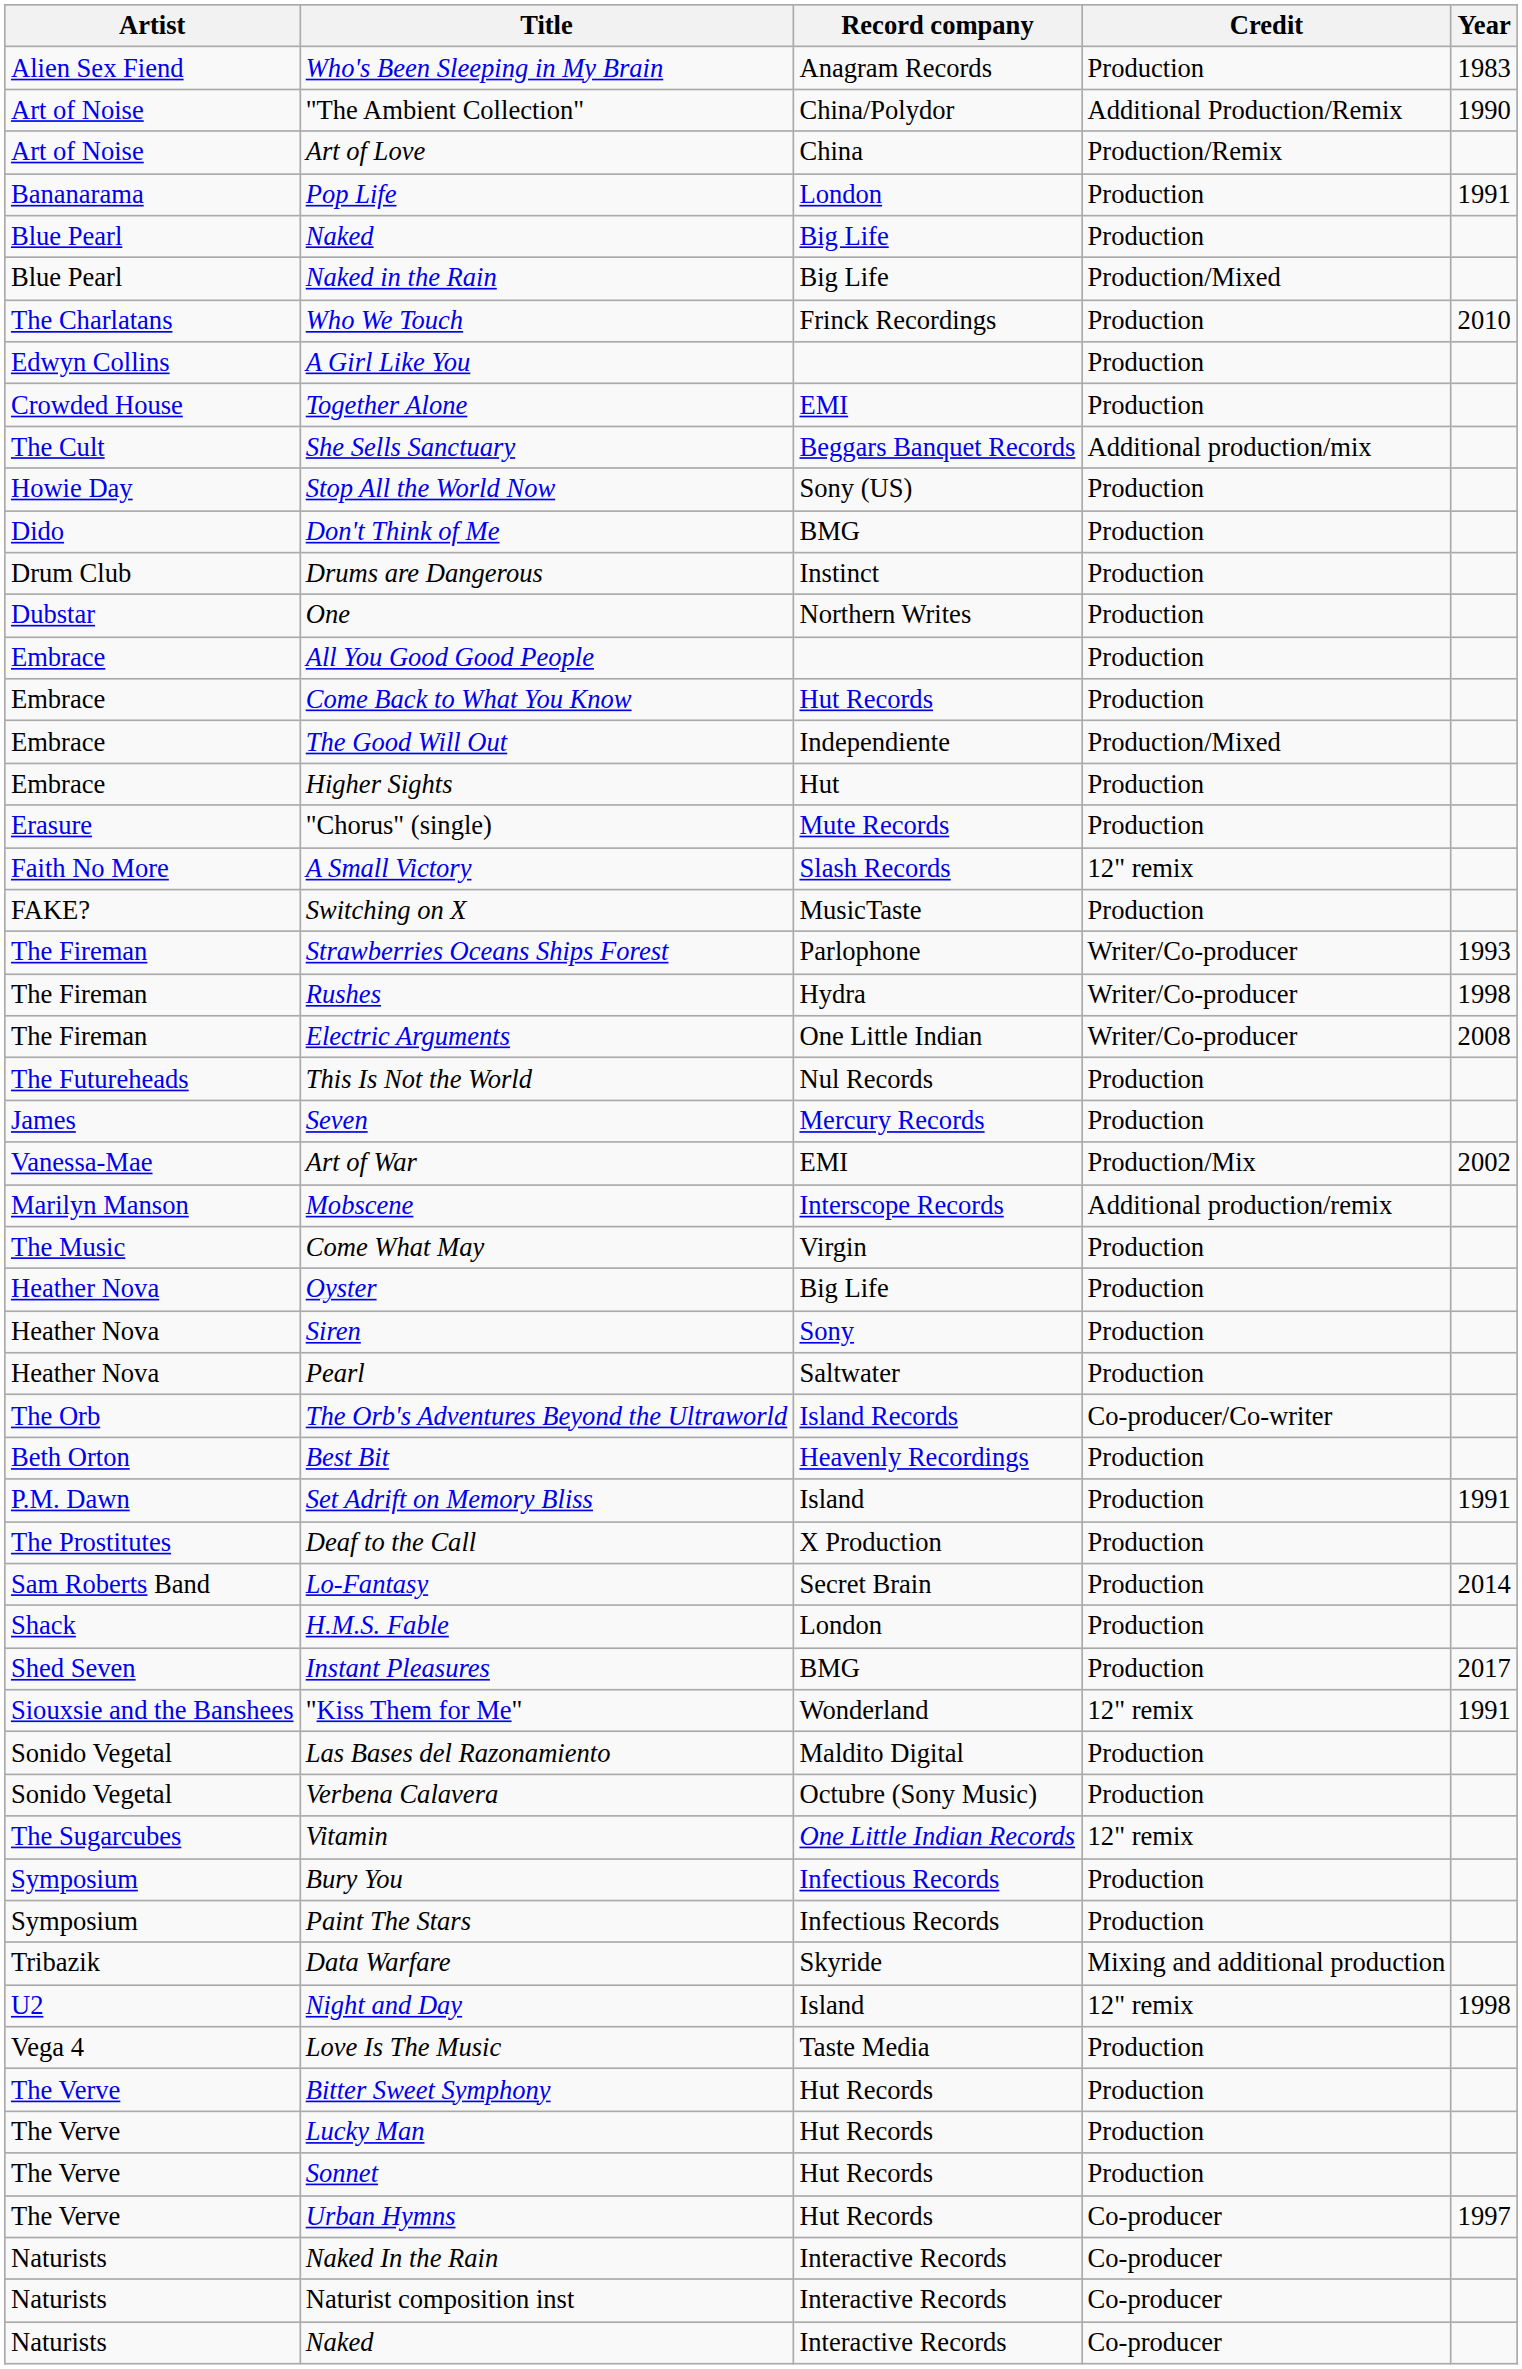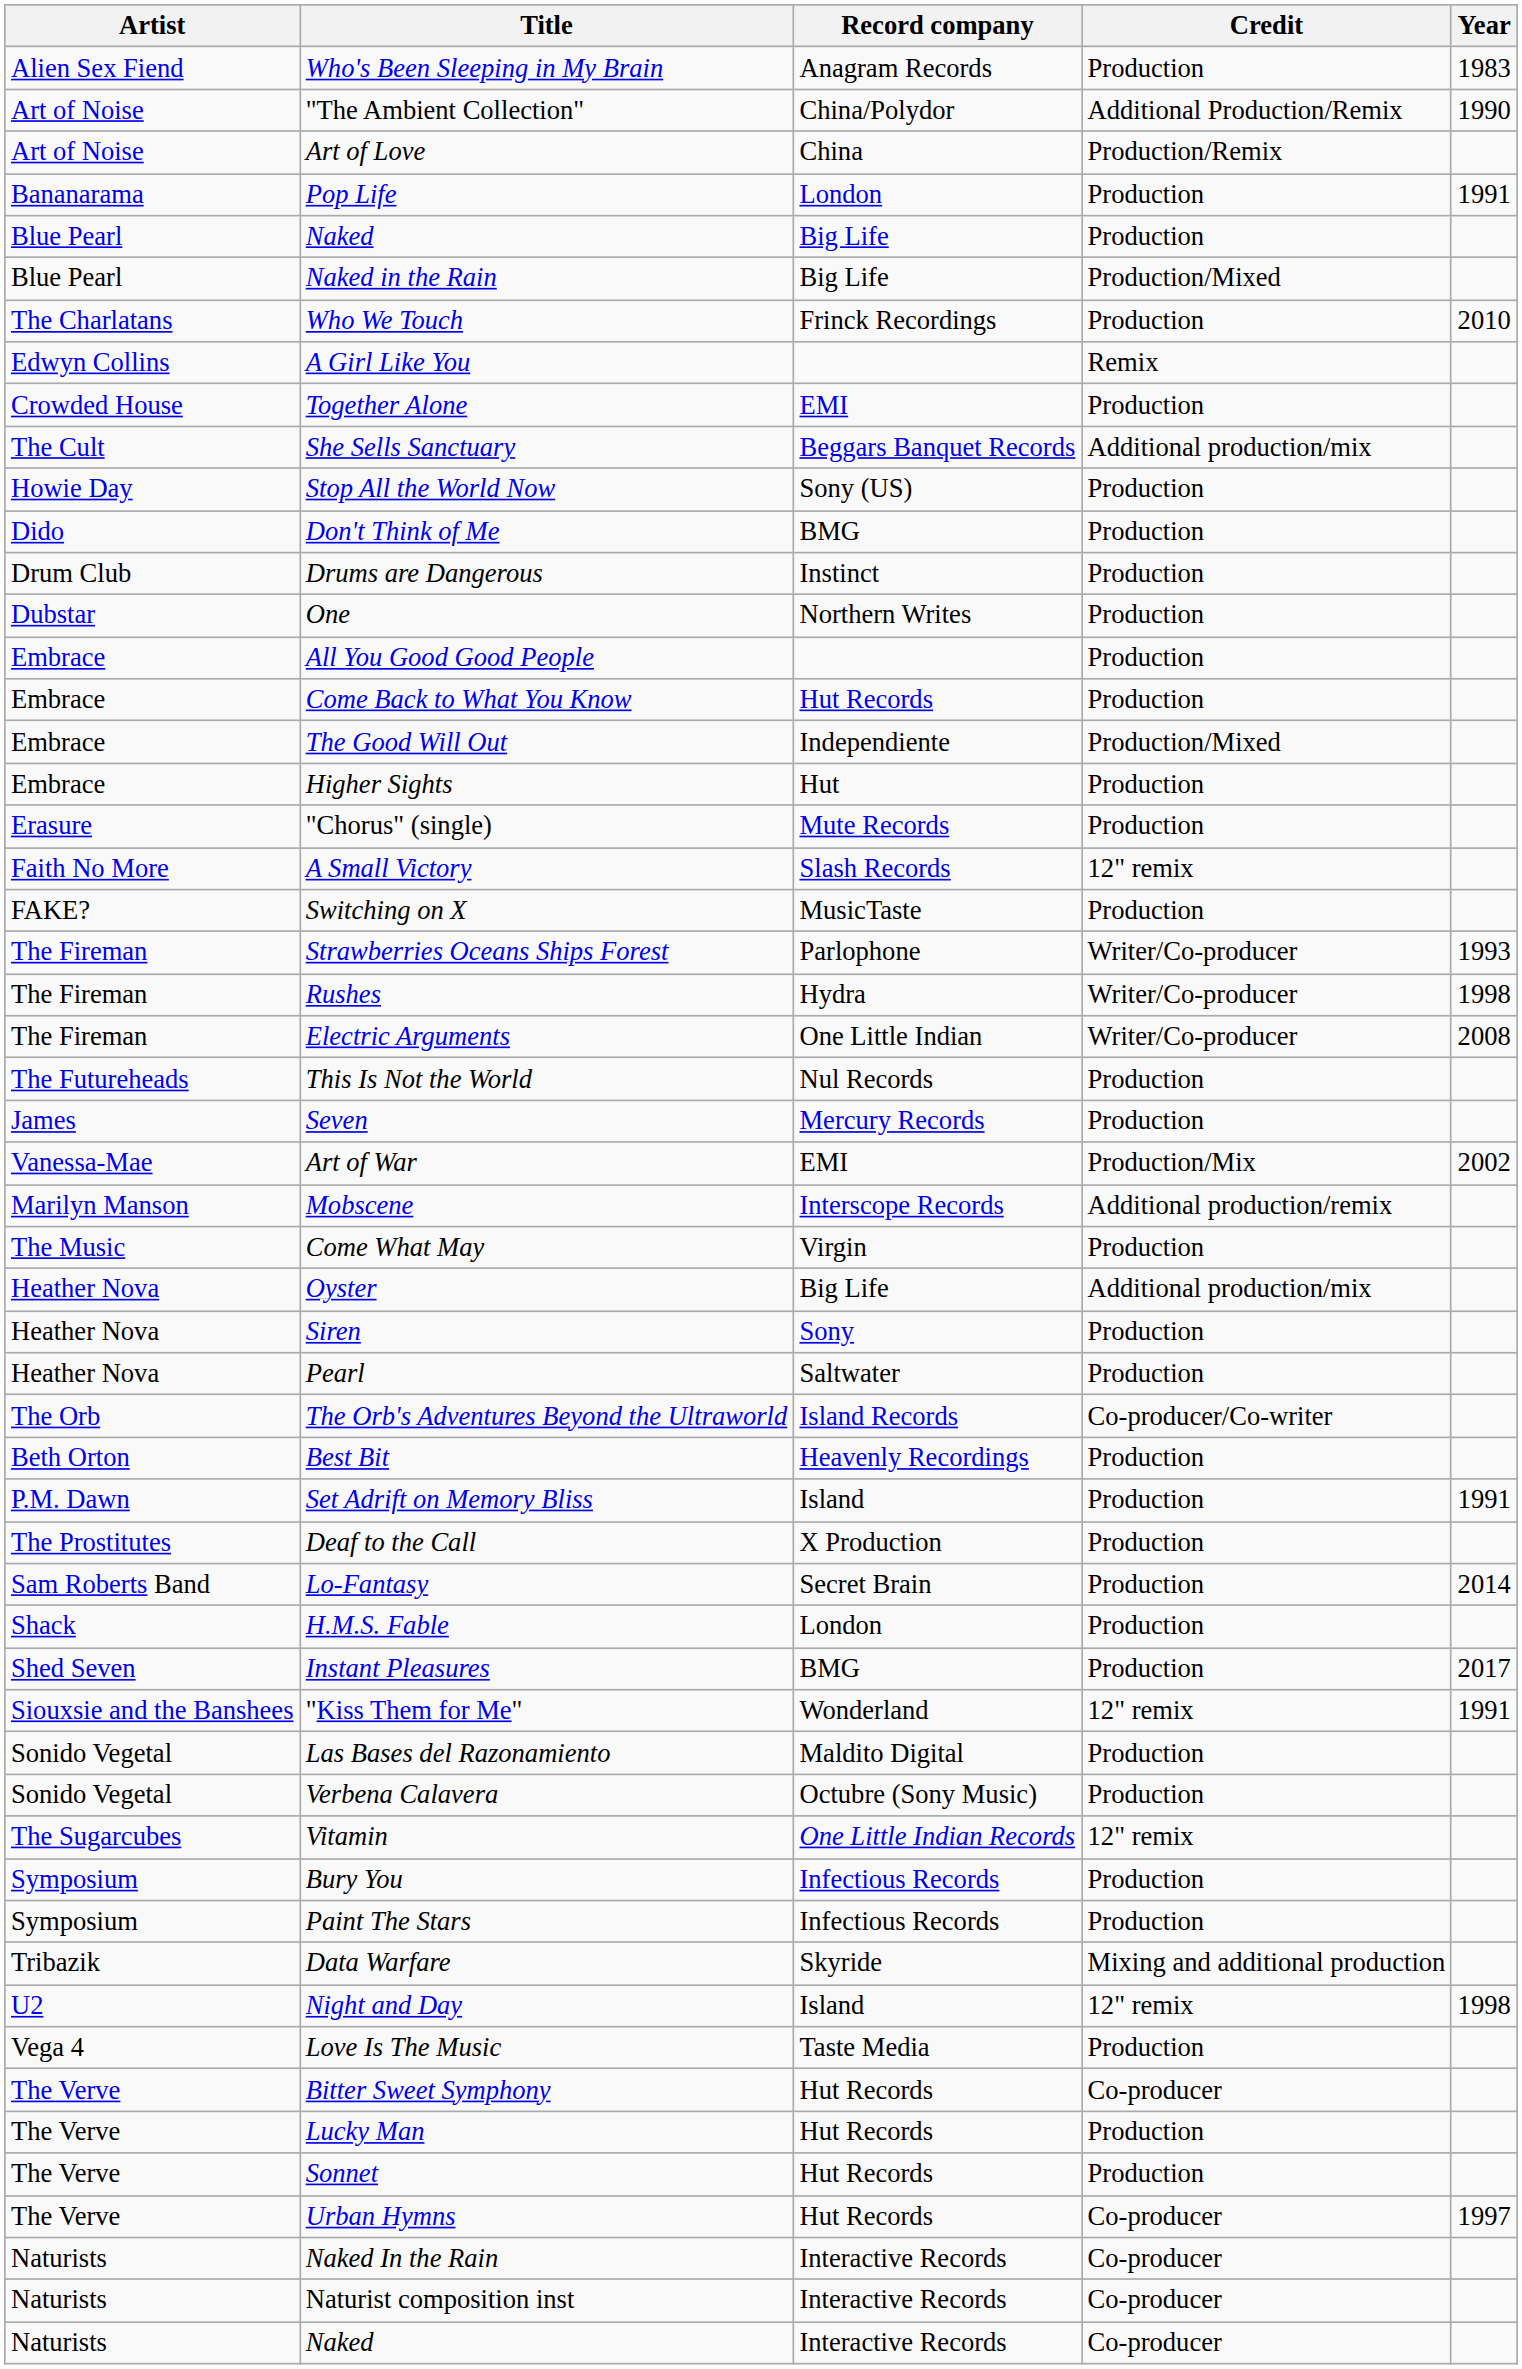(1146, 362) Production -> (1123, 362) Remix
(1146, 1289) Production -> (1230, 1289) Additional production/mix
(1146, 2089) Production -> (1155, 2089) Co-producer
